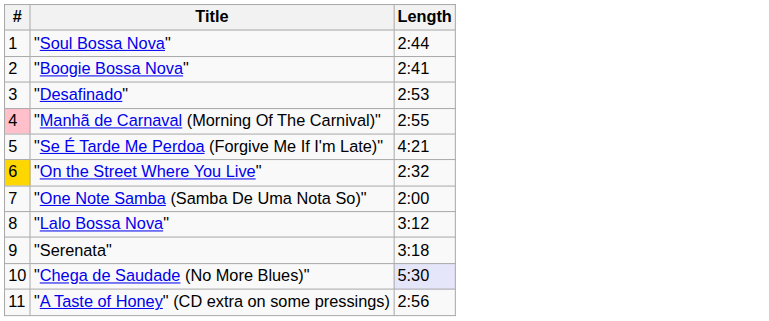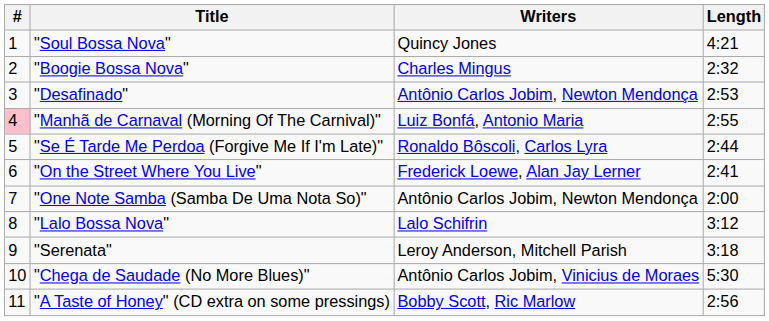+ column: (548, 17)
(413, 43) 2:44 -> (723, 43) 4:21
(413, 69) 2:41 -> (723, 69) 2:32
(413, 146) 4:21 -> (723, 146) 2:44
(13, 172) gold background -> (13, 172) no background
(413, 172) 2:32 -> (723, 172) 2:41
(413, 276) lavender background -> (723, 276) no background
